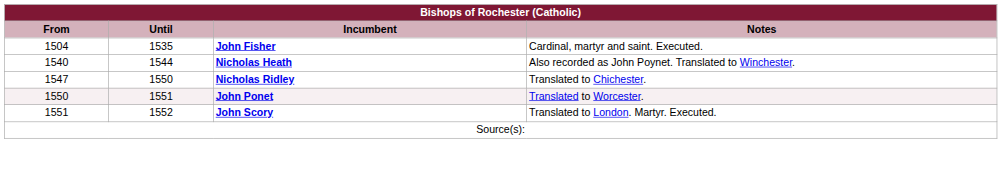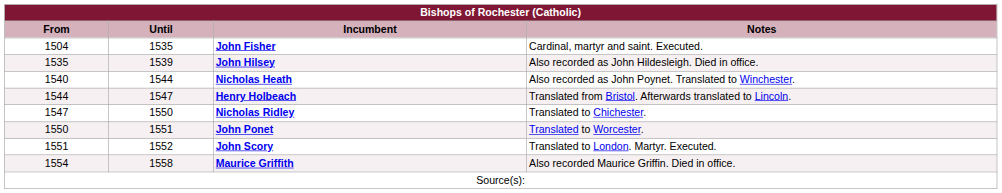+ row: (245, 63)
+ row: (256, 96)
+ row: (255, 163)
